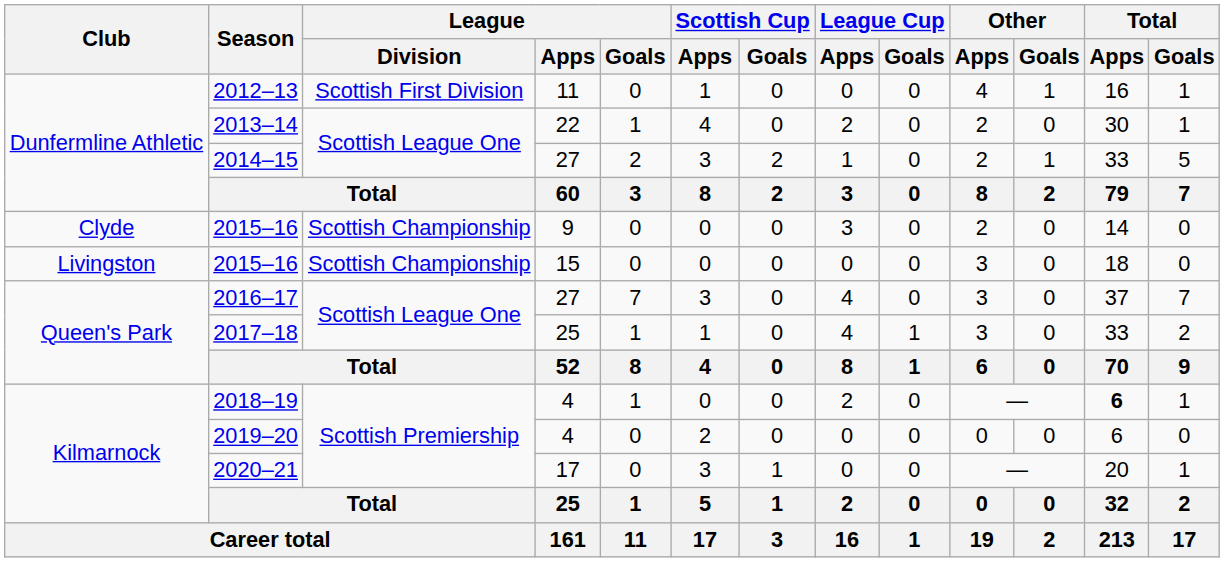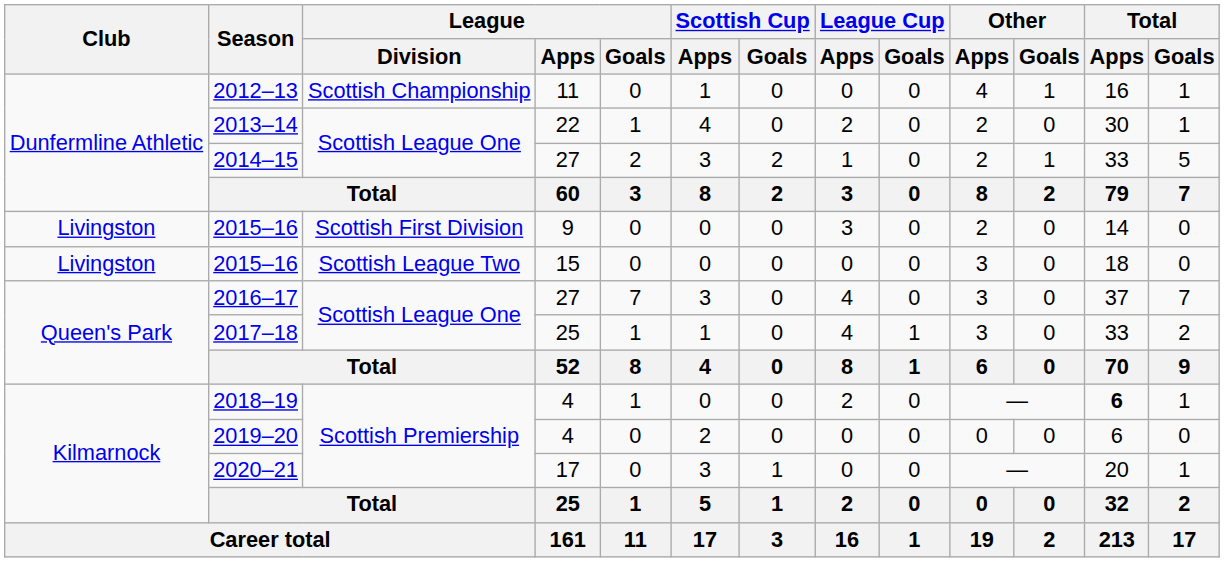(419, 90) Scottish First Division -> (419, 90) Scottish Championship
(106, 228) Clyde -> (106, 228) Livingston
(419, 228) Scottish Championship -> (419, 228) Scottish First Division
(419, 263) Scottish Championship -> (419, 263) Scottish League Two
